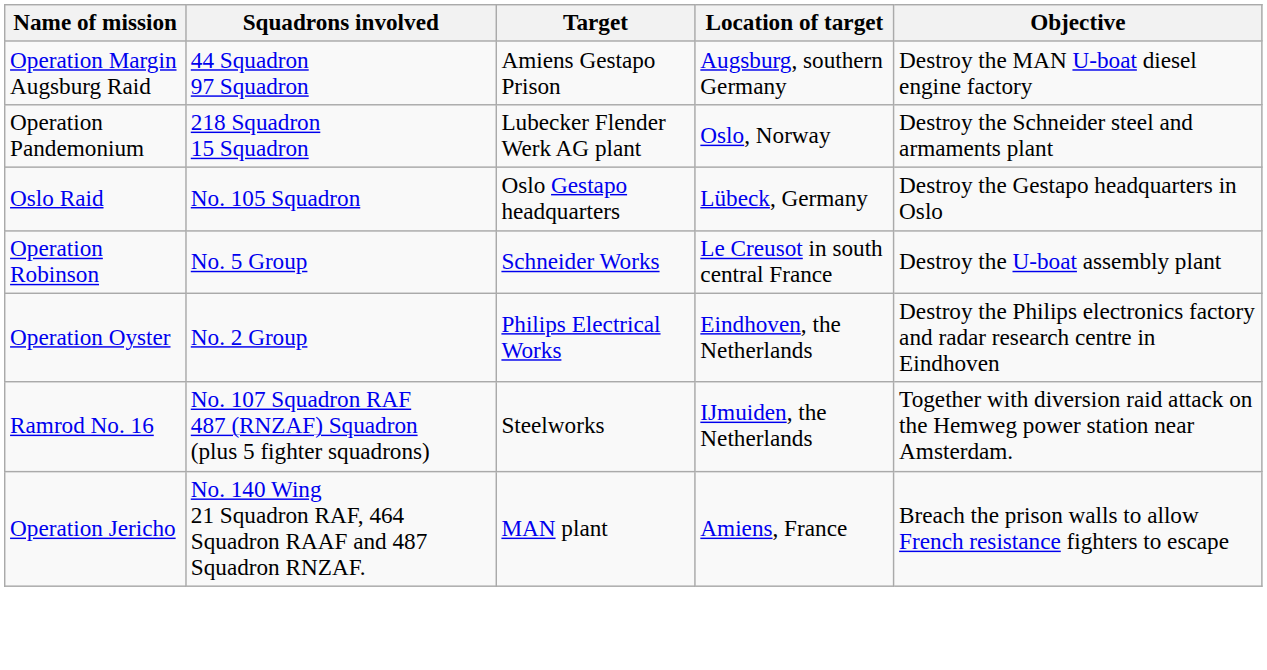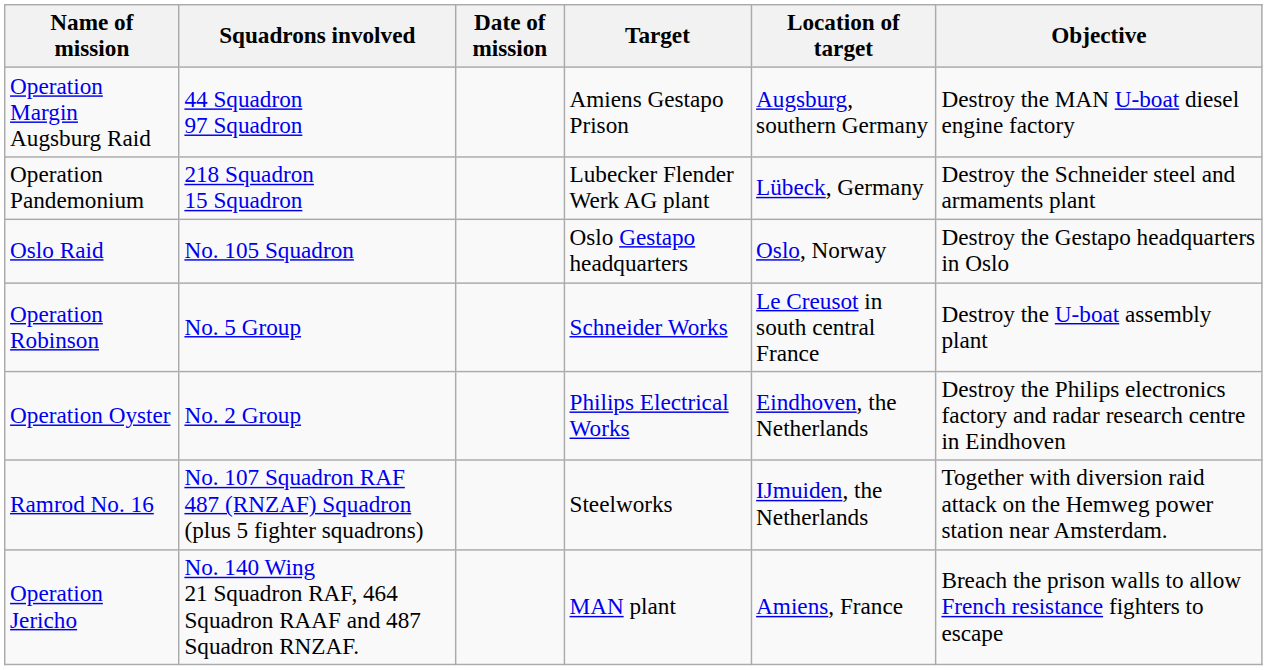+ column: (510, 35)
(765, 135) Oslo, Norway -> (840, 187) Lübeck, Germany
(784, 198) Lübeck, Germany -> (821, 250) Oslo, Norway
